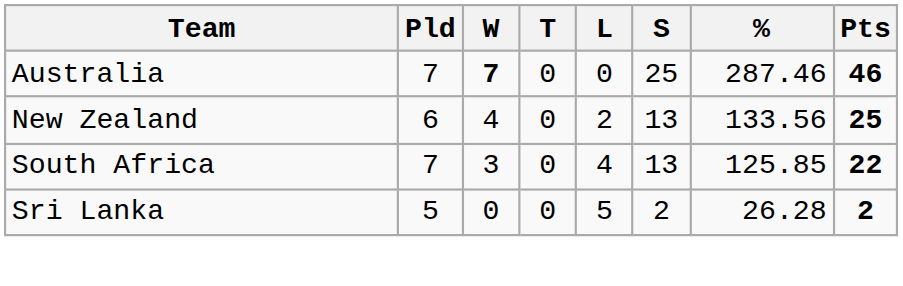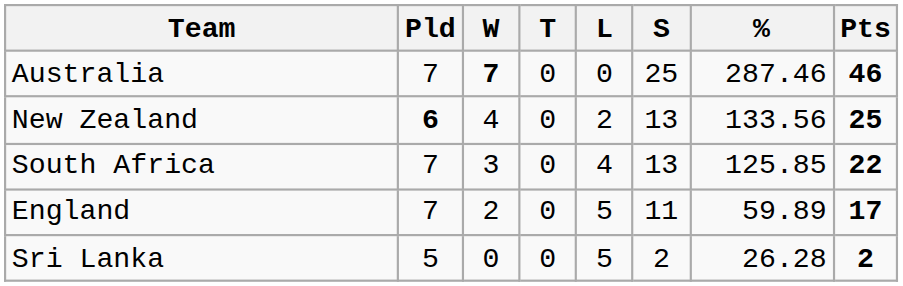(430, 120) normal -> (430, 120) bold
+ row: (71, 212)
